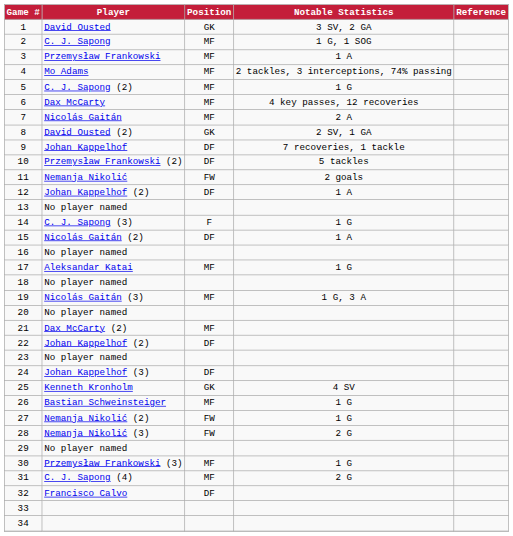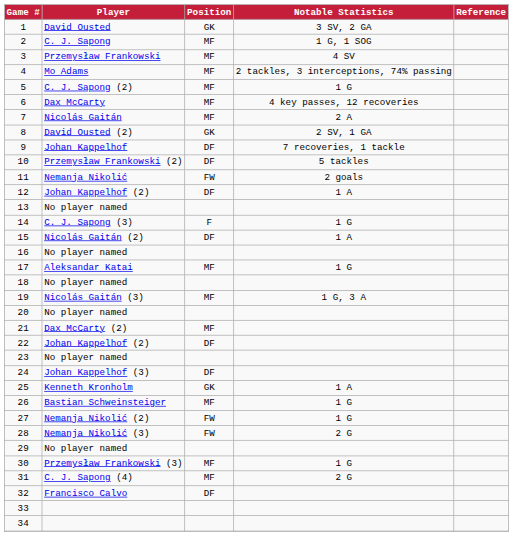(344, 57) 1 A -> (344, 57) 4 SV
(344, 388) 4 SV -> (344, 388) 1 A
